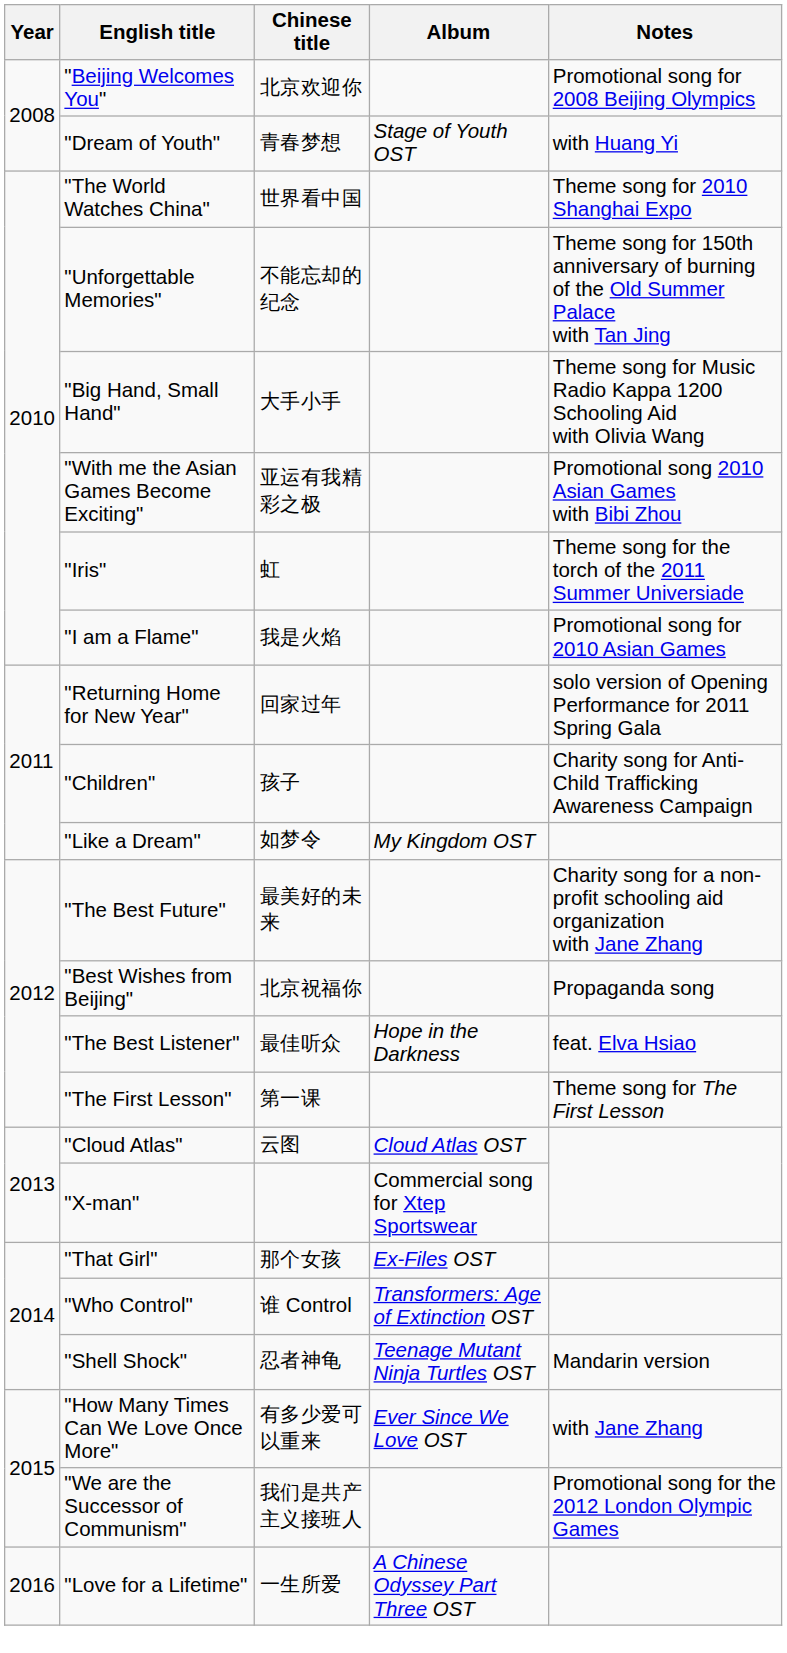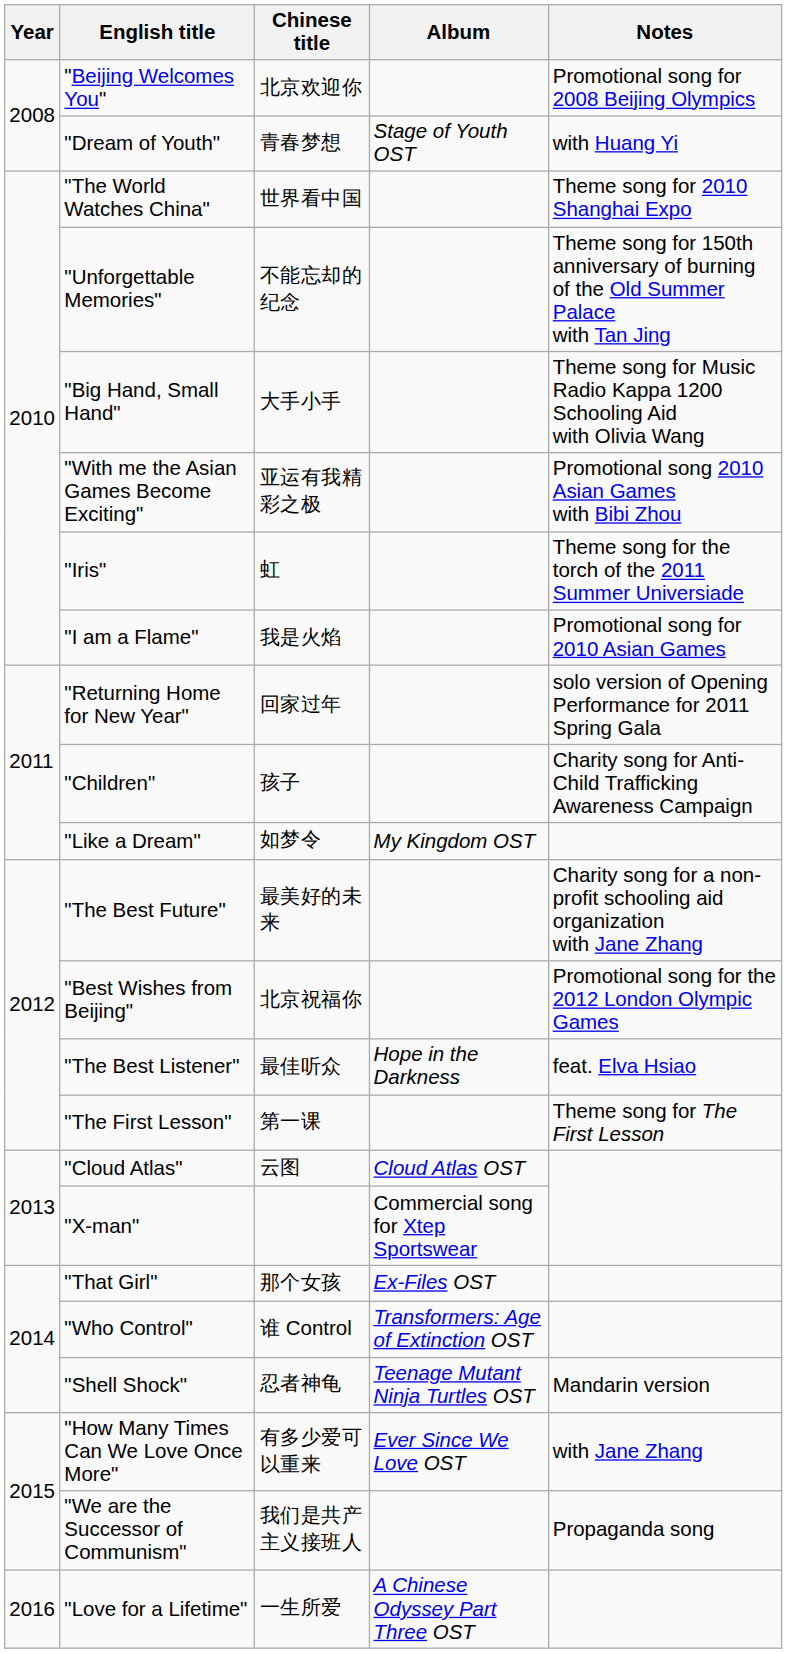(634, 988) Propaganda song -> (664, 999) Promotional song for the 2012 London Olympic Games
(664, 1507) Promotional song for the 2012 London Olympic Games -> (634, 1530) Propaganda song
